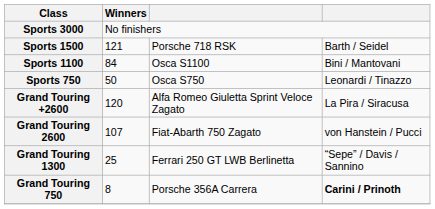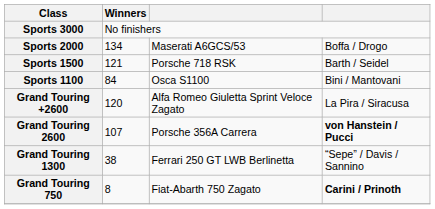+ row: (53, 47)
- row: (53, 80)
(206, 132) Fiat-Abarth 750 Zagato -> (204, 132) Porsche 356A Carrera
(373, 132) normal -> (361, 132) bold
(111, 161) 25 -> (111, 161) 38
(204, 189) Porsche 356A Carrera -> (206, 189) Fiat-Abarth 750 Zagato
